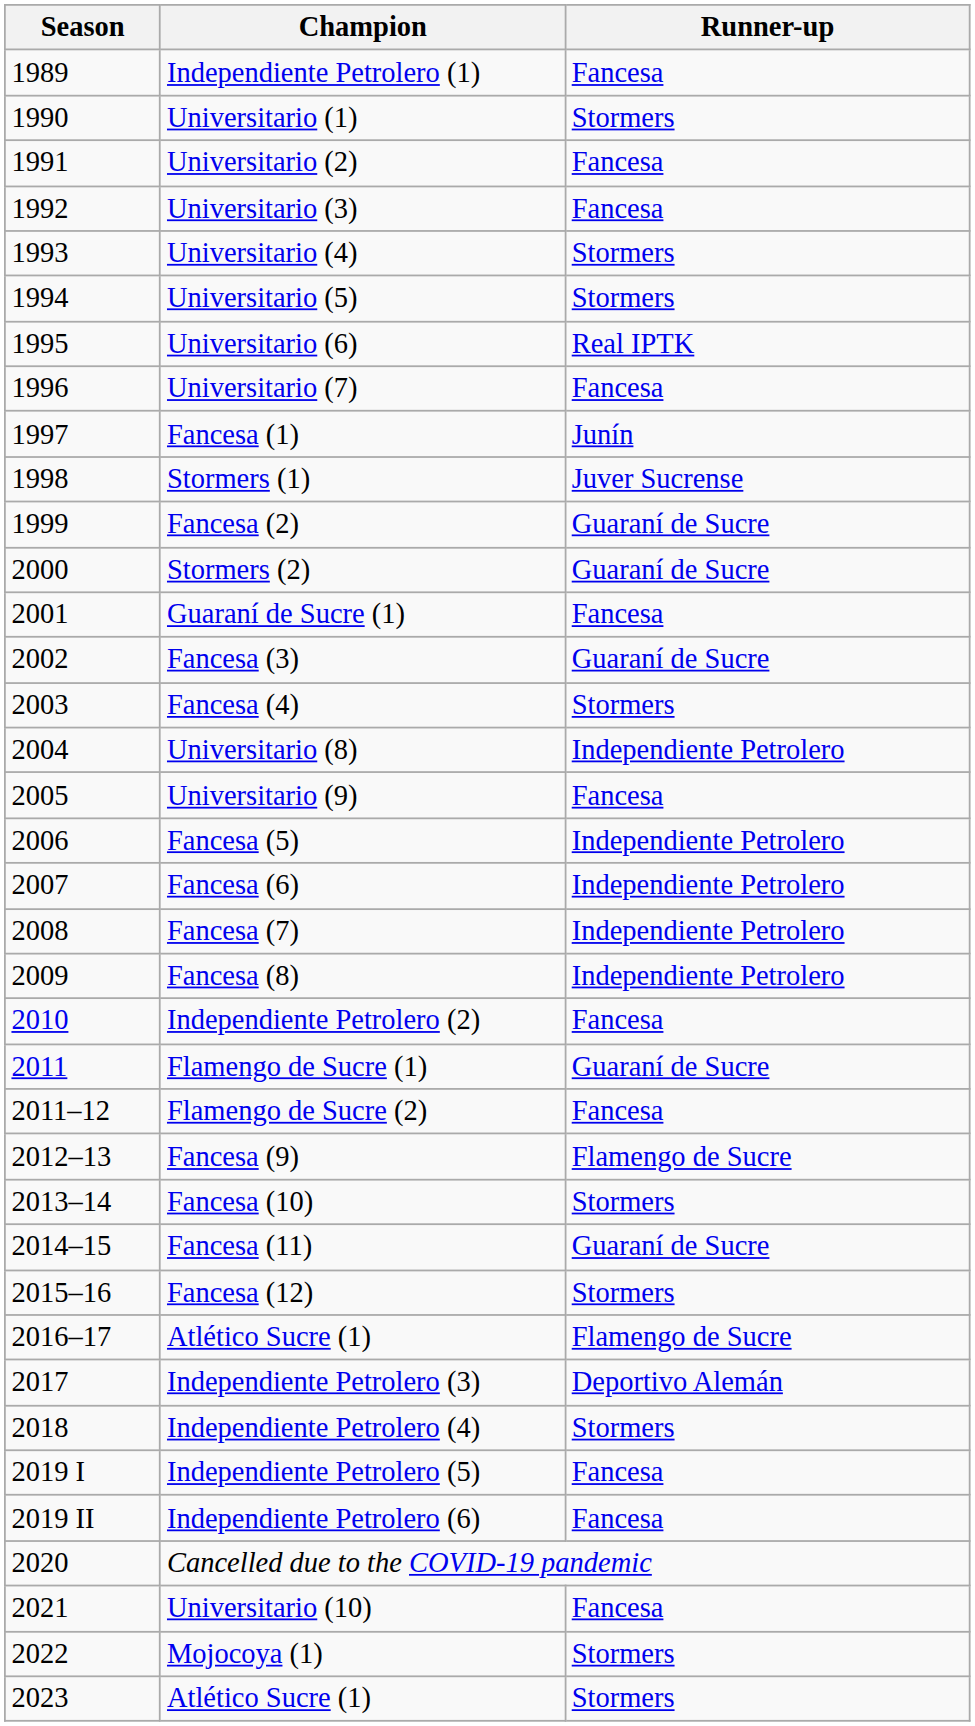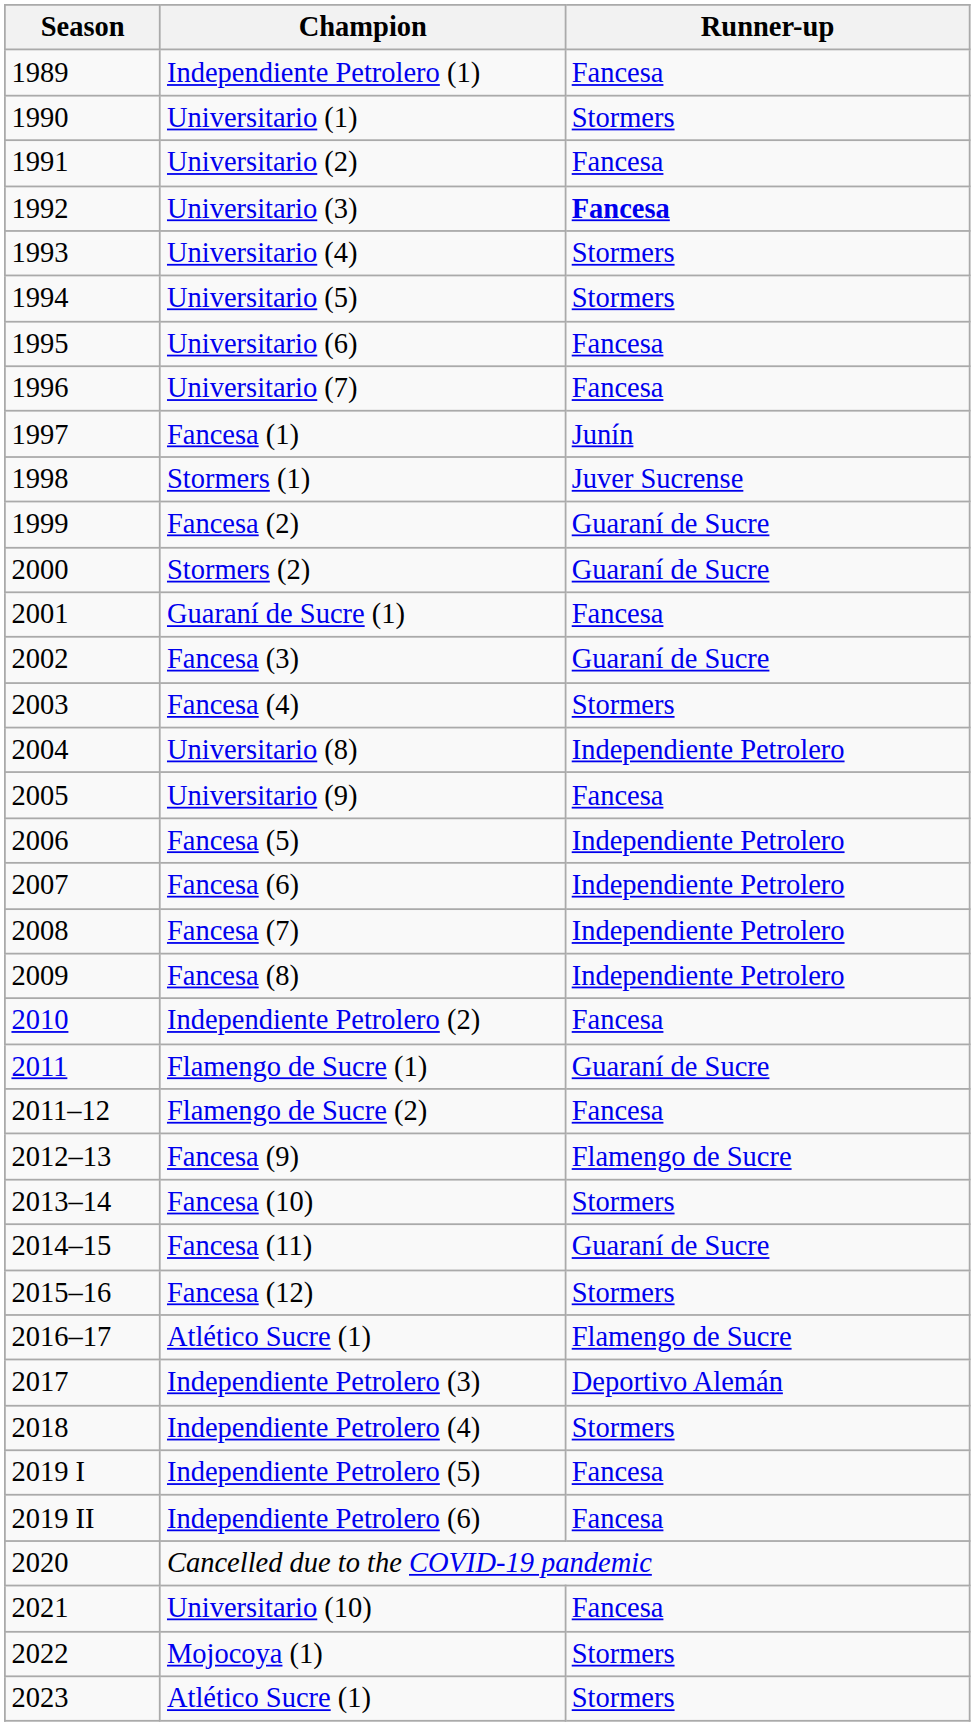(618, 207) normal -> (621, 207) bold
(633, 343) Real IPTK -> (618, 343) Fancesa
